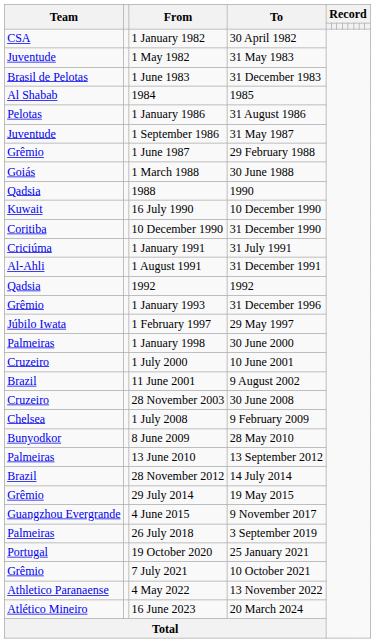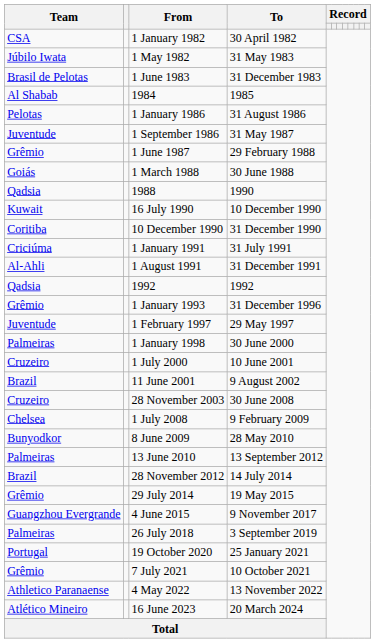(31, 57) Juventude -> (37, 57) Júbilo Iwata
(37, 324) Júbilo Iwata -> (31, 324) Juventude
